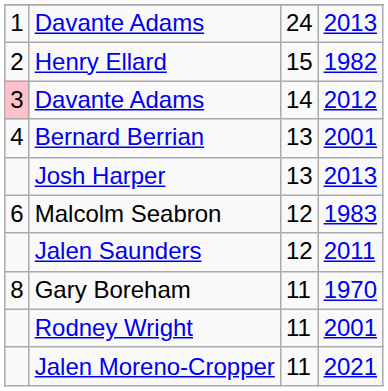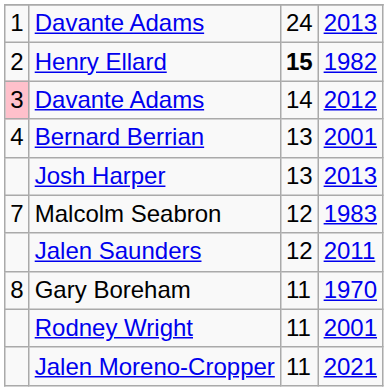(299, 61) normal -> (299, 61) bold
(17, 213) 6 -> (17, 213) 7
